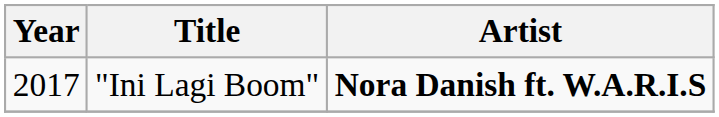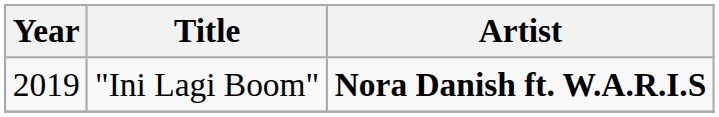(46, 84) 2017 -> (46, 84) 2019
